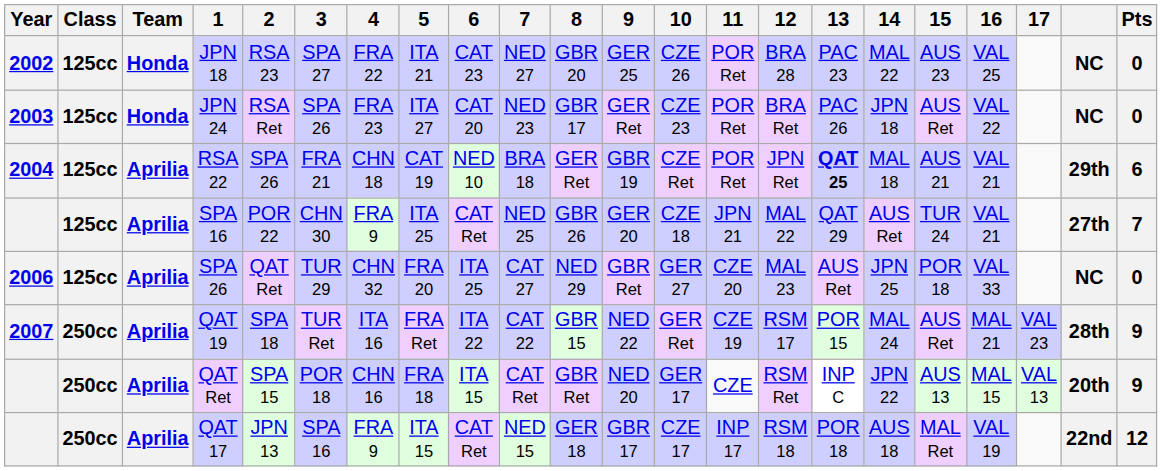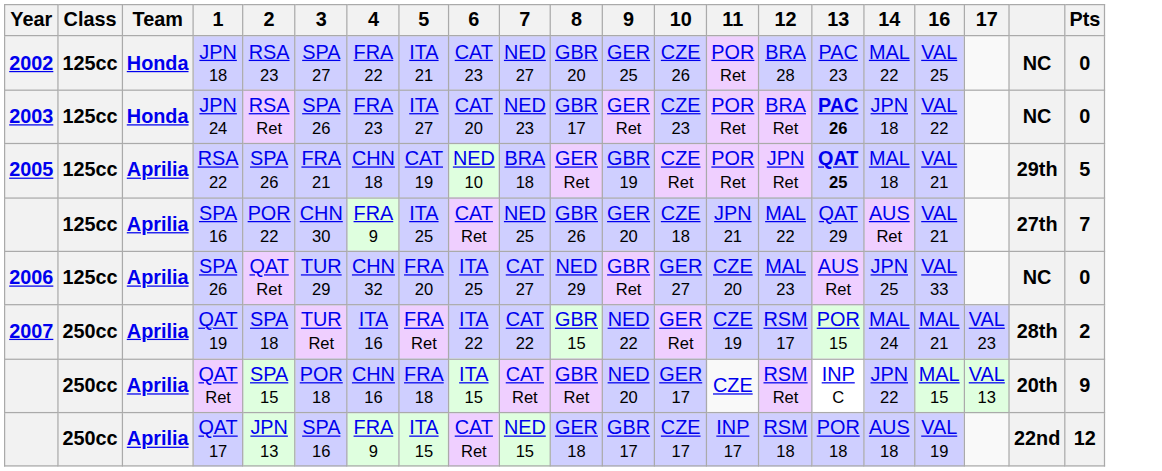- column: (940, 20)
(838, 116) normal -> (838, 116) bold
(31, 170) 2004 -> (31, 170) 2005
(1137, 170) 6 -> (1085, 170) 5
(1137, 331) 9 -> (1085, 331) 2
